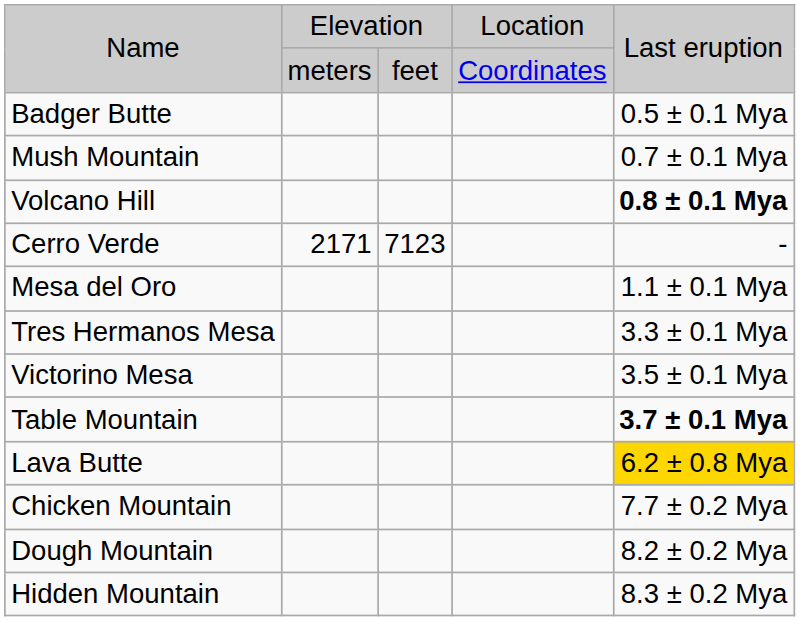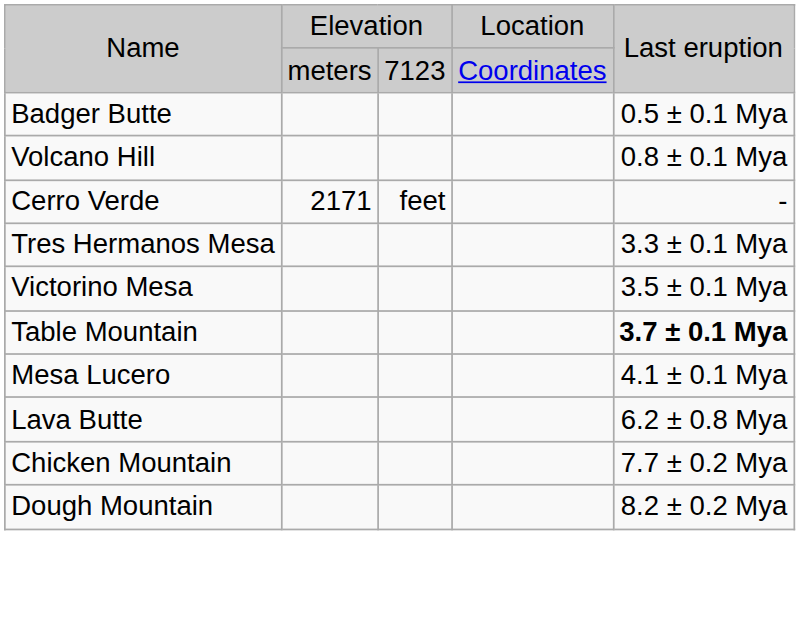(415, 69) feet -> (415, 69) 7123
- row: (105, 157)
(703, 200) bold -> (704, 157) normal
(415, 244) 7123 -> (423, 200) feet
- row: (94, 288)
+ row: (91, 375)
(704, 462) gold background -> (704, 419) no background
- row: (115, 593)
